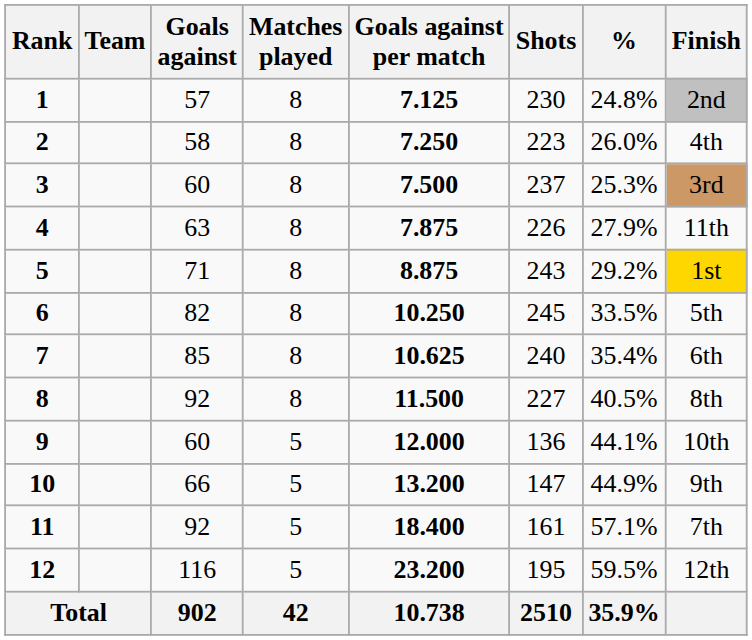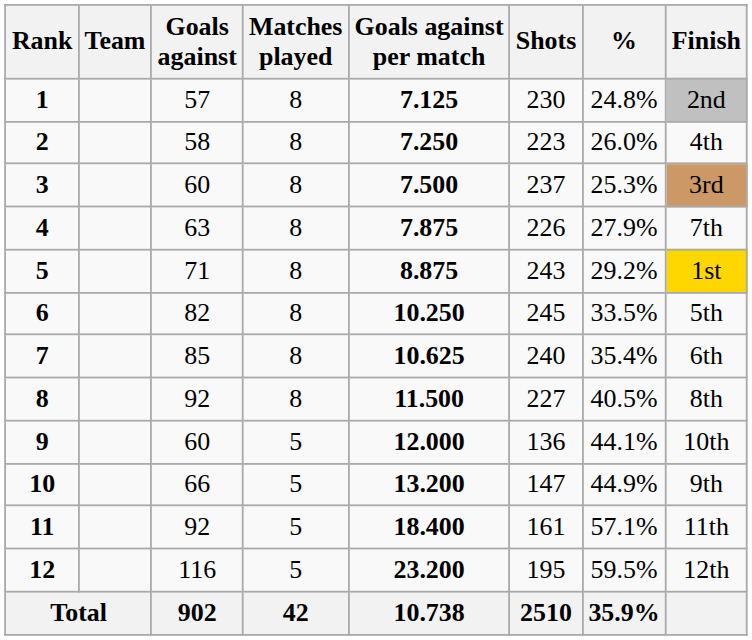(706, 227) 11th -> (706, 227) 7th
(706, 527) 7th -> (706, 527) 11th
